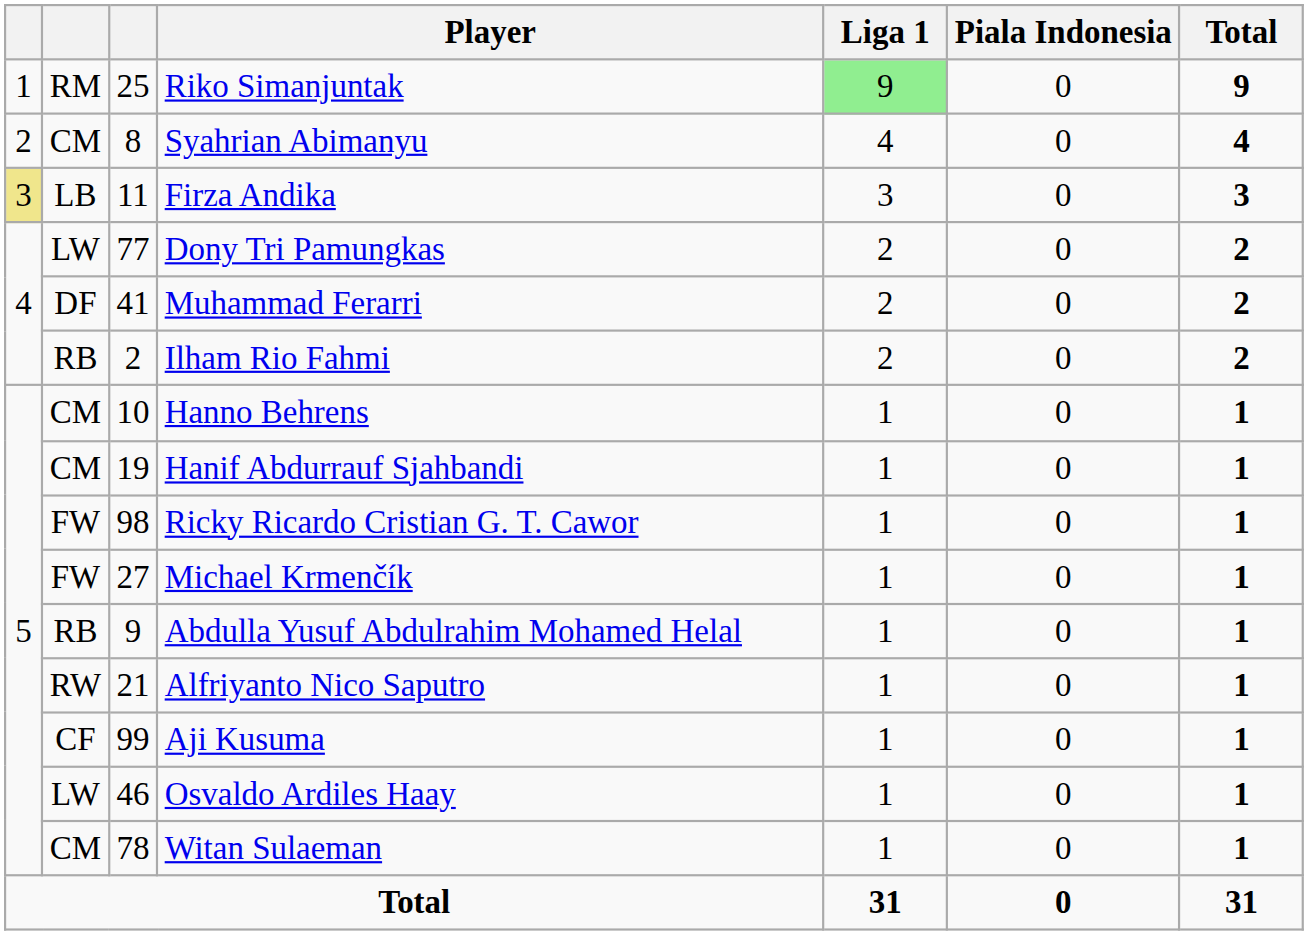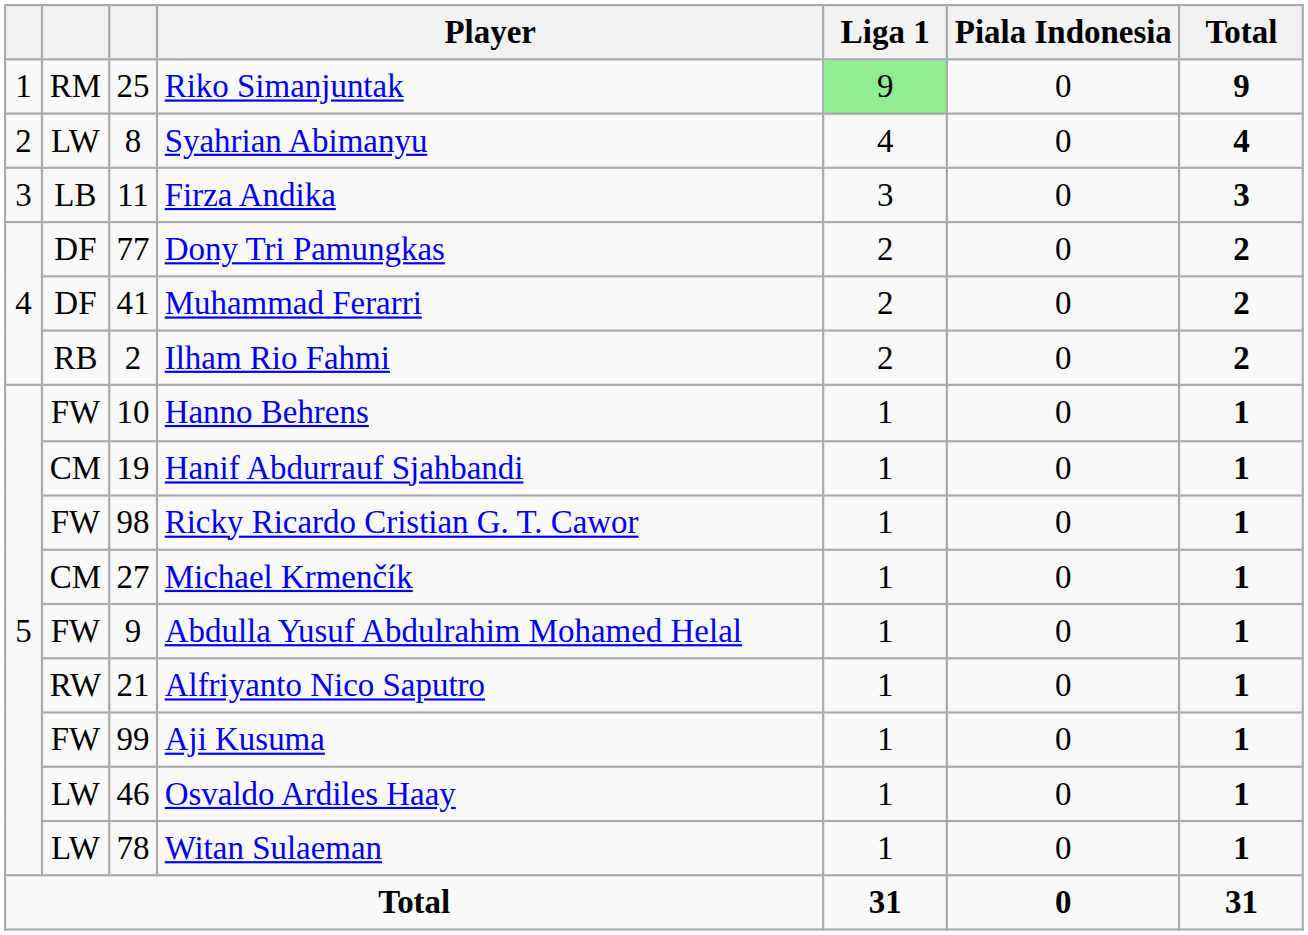(75, 140) CM -> (75, 140) LW
(24, 195) khaki background -> (24, 195) no background
(75, 249) LW -> (75, 249) DF
(75, 412) CM -> (75, 412) FW
(75, 575) FW -> (75, 575) CM
(75, 630) RB -> (75, 630) FW
(75, 738) CF -> (75, 738) FW
(75, 847) CM -> (75, 847) LW
